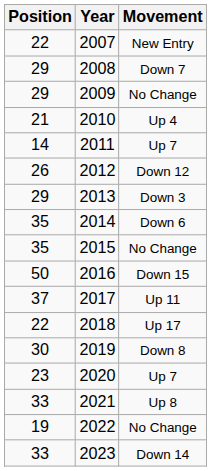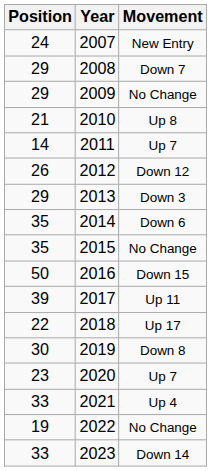(40, 42) 22 -> (40, 42) 24
(163, 120) Up 4 -> (163, 120) Up 8
(40, 299) 37 -> (40, 299) 39
(163, 402) Up 8 -> (163, 402) Up 4
